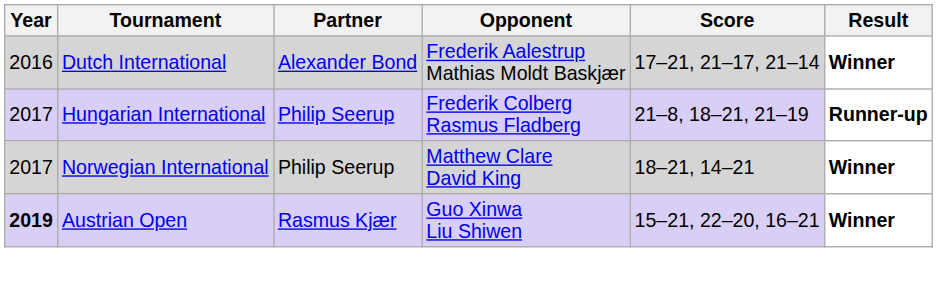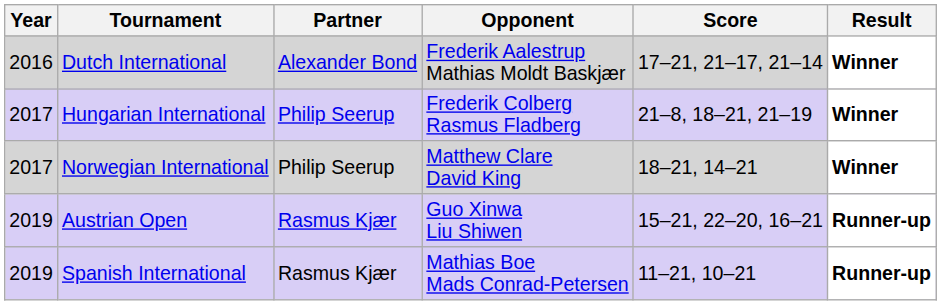(878, 115) Runner-up -> (865, 115) Winner
(31, 220) bold -> (31, 220) normal
(862, 220) Winner -> (882, 220) Runner-up
+ row: (154, 273)
